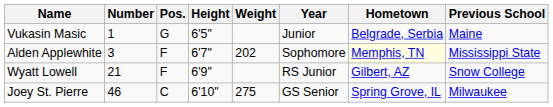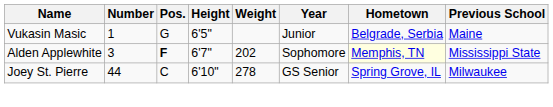(163, 53) normal -> (163, 53) bold
- row: (42, 72)
(114, 92) 46 -> (114, 72) 44
(246, 92) 275 -> (246, 72) 278
